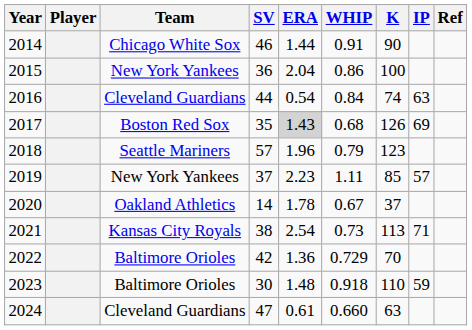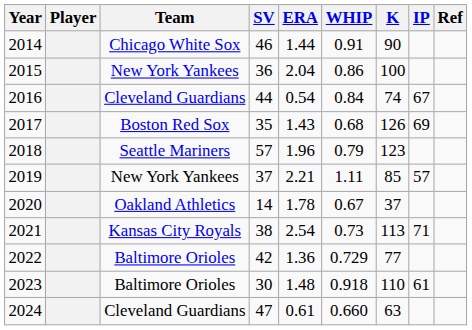(421, 97) 63 -> (421, 97) 67
(300, 124) lightgrey background -> (300, 124) no background
(300, 177) 2.23 -> (300, 177) 2.21
(393, 257) 70 -> (393, 257) 77
(421, 284) 59 -> (421, 284) 61
